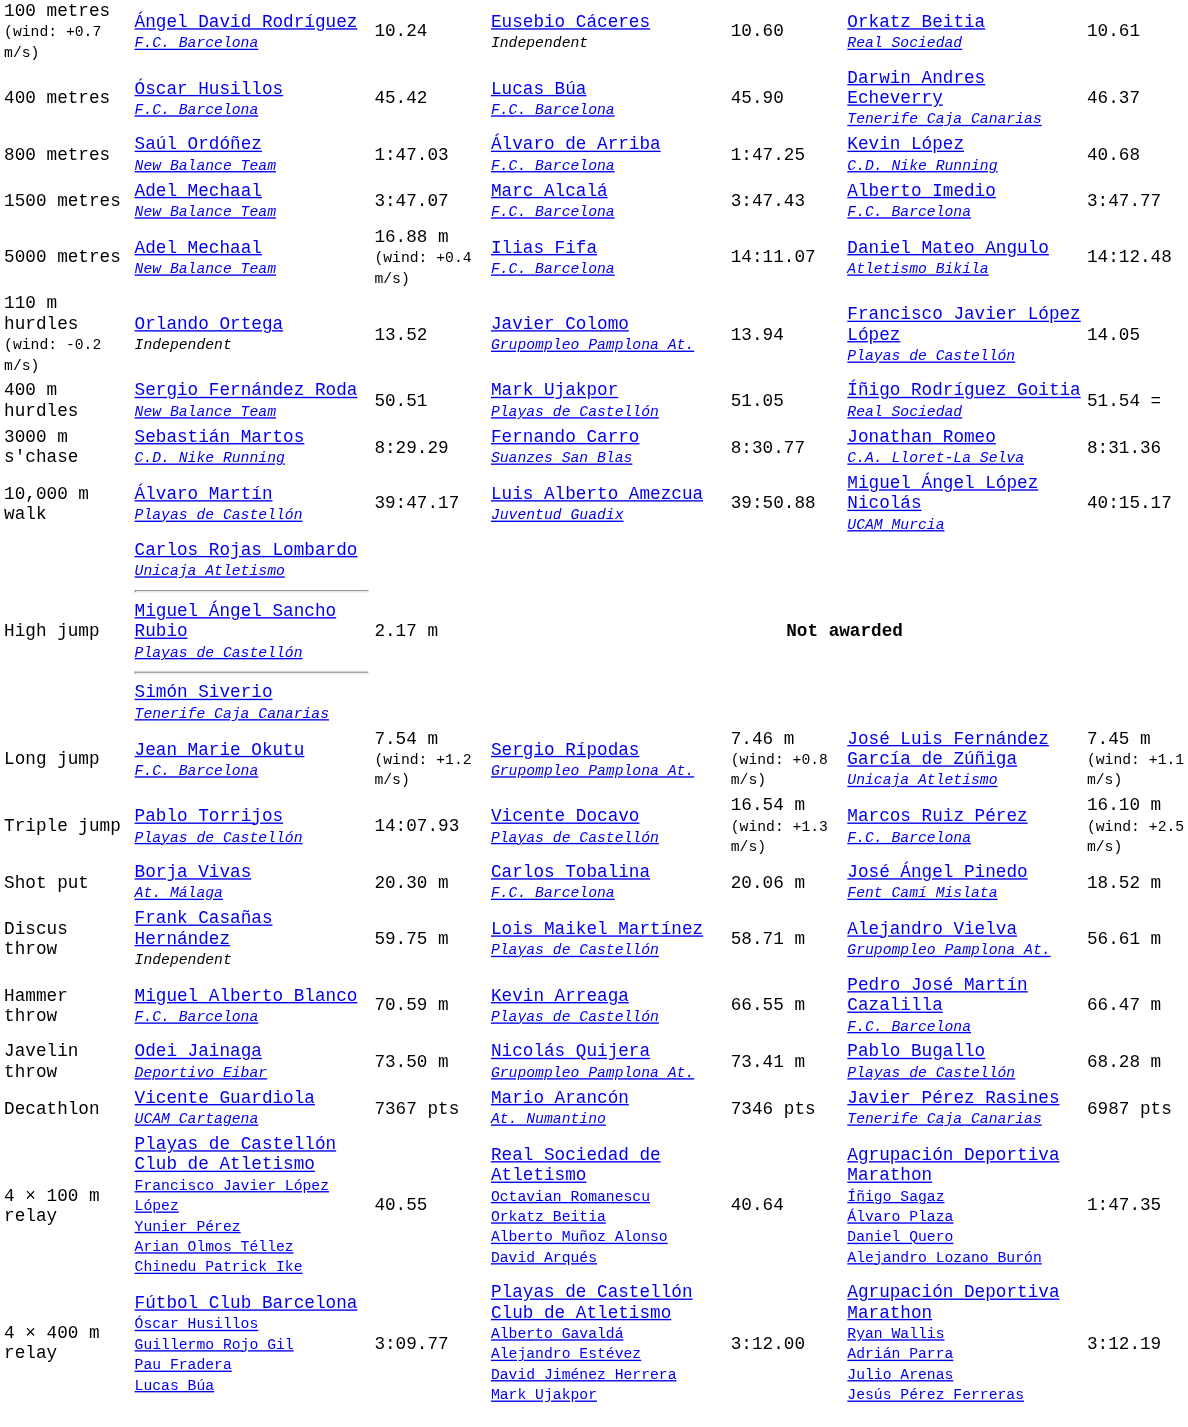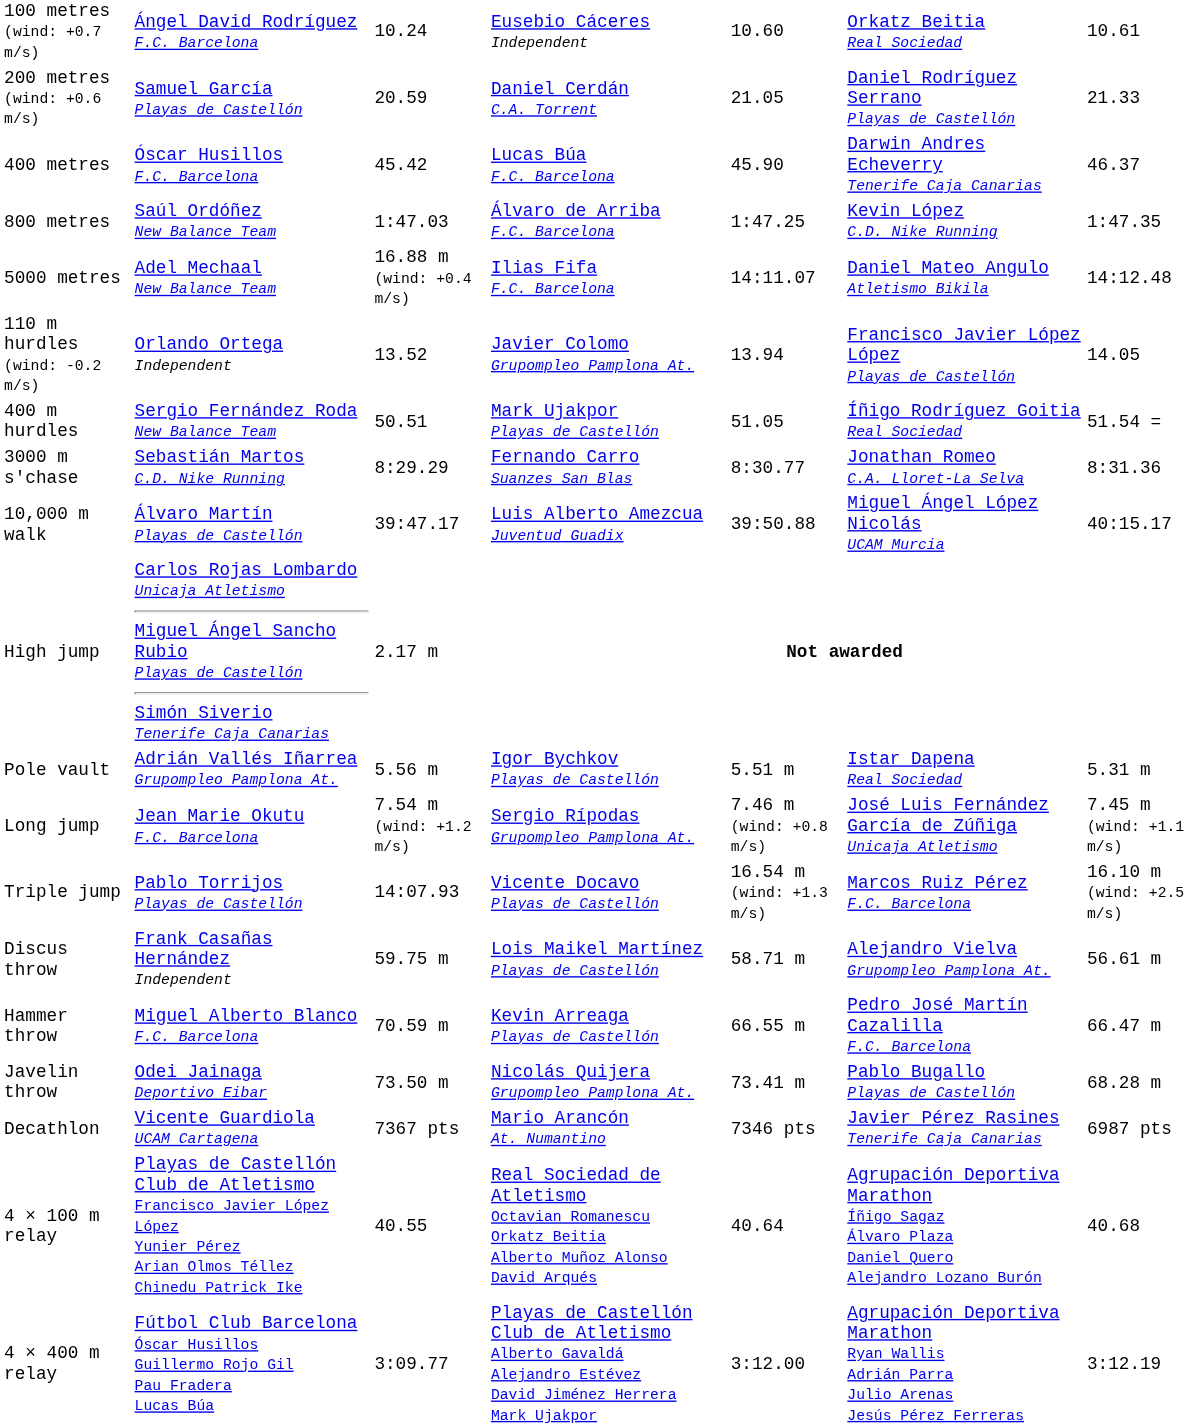+ row: (57, 98)
(1113, 155) 40.68 -> (1124, 221) 1:47.35
- row: (62, 201)
+ row: (57, 769)
- row: (47, 882)
(1124, 1205) 1:47.35 -> (1113, 1226) 40.68
